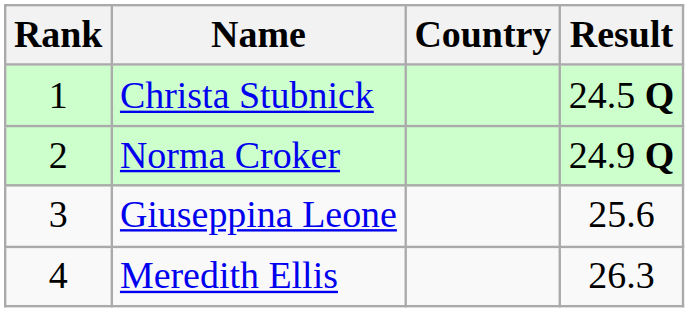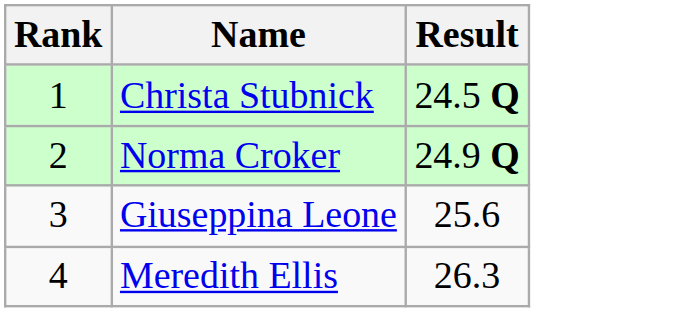- column: (483, 34)
